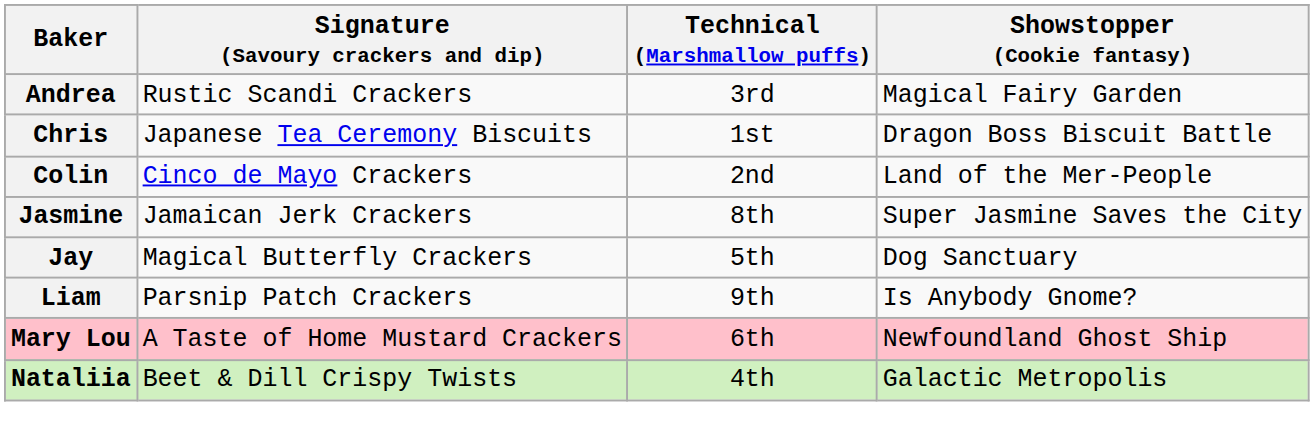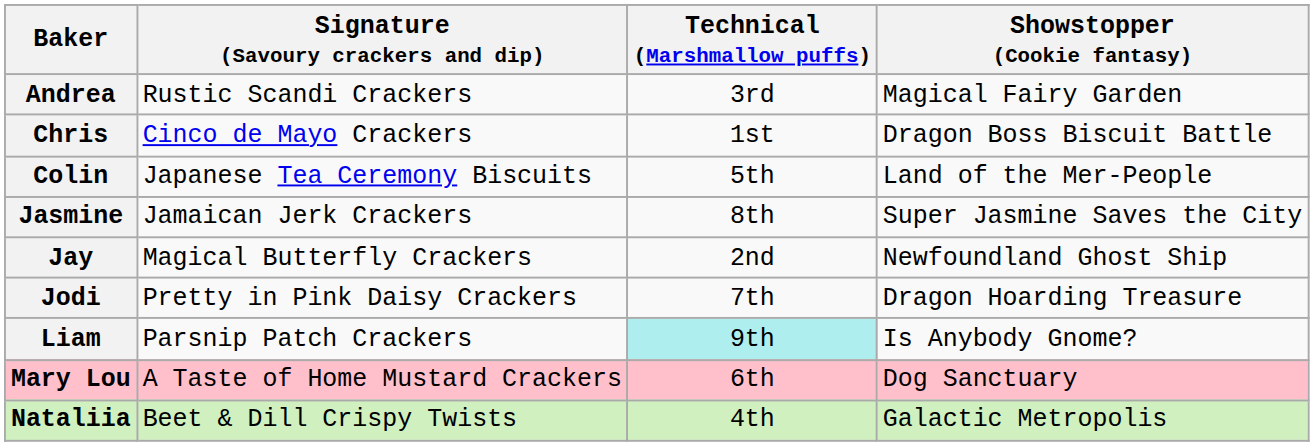(367, 135) Japanese Tea Ceremony Biscuits -> (307, 135) Cinco de Mayo Crackers
(307, 176) Cinco de Mayo Crackers -> (367, 176) Japanese Tea Ceremony Biscuits
(752, 176) 2nd -> (752, 176) 5th
(752, 257) 5th -> (752, 257) 2nd
(980, 257) Dog Sanctuary -> (1055, 257) Newfoundland Ghost Ship
+ row: (71, 298)
(752, 298) no background -> (752, 339) paleturquoise background
(1055, 339) Newfoundland Ghost Ship -> (980, 380) Dog Sanctuary
